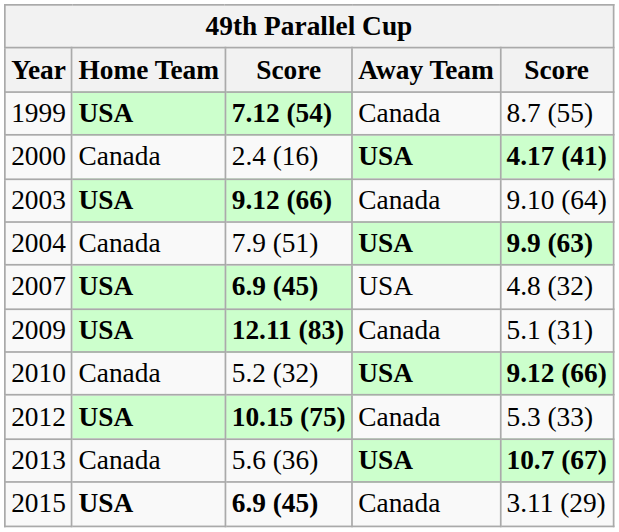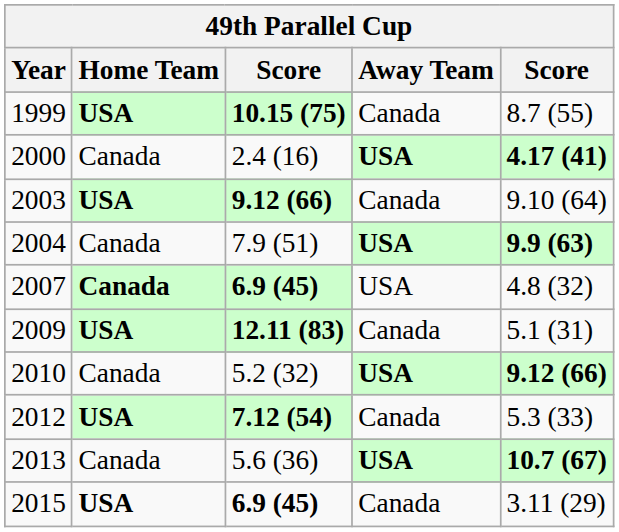(282, 112) 7.12 (54) -> (289, 112) 10.15 (75)
(106, 286) USA -> (124, 286) Canada
(289, 416) 10.15 (75) -> (282, 416) 7.12 (54)
